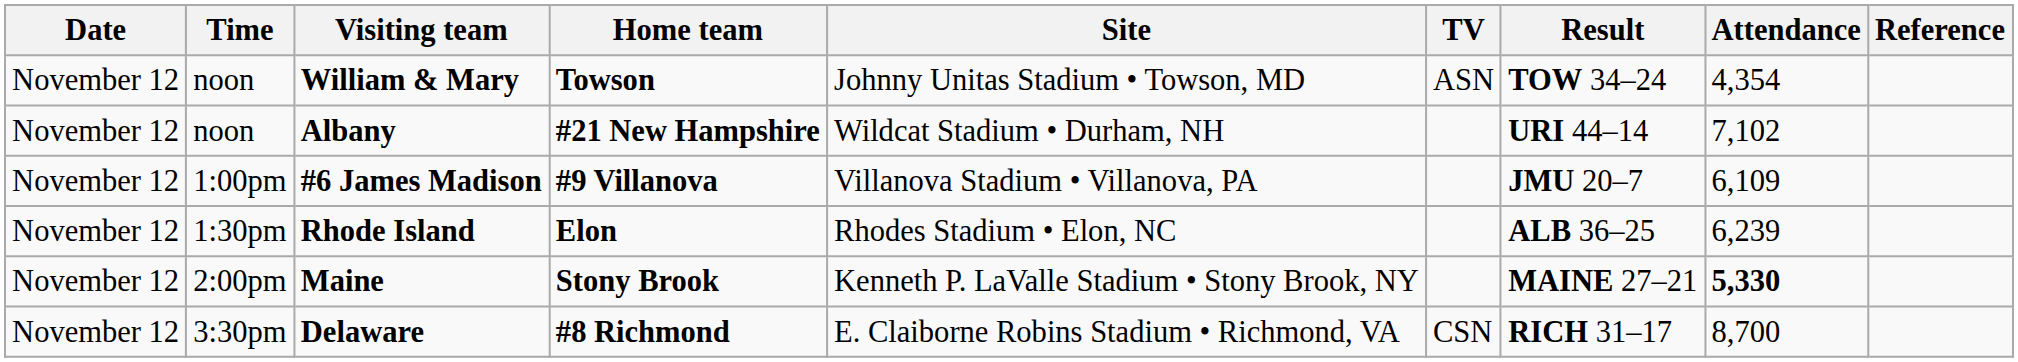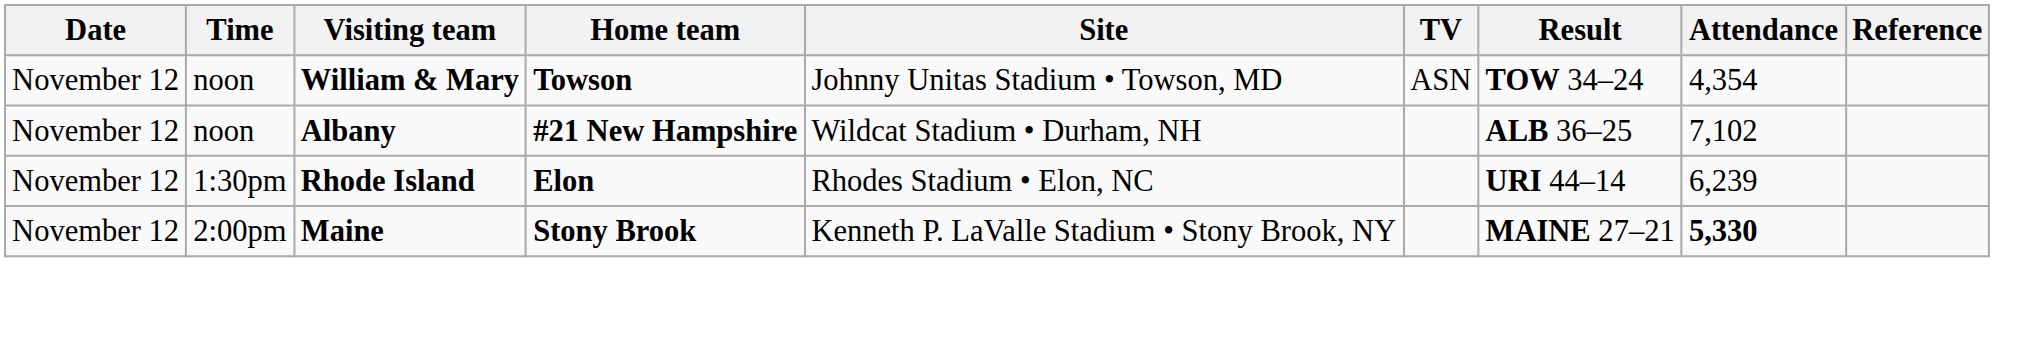(1578, 130) URI 44–14 -> (1559, 130) ALB 36–25
- row: (421, 181)
(1582, 231) ALB 36–25 -> (1556, 181) URI 44–14
- row: (362, 332)
